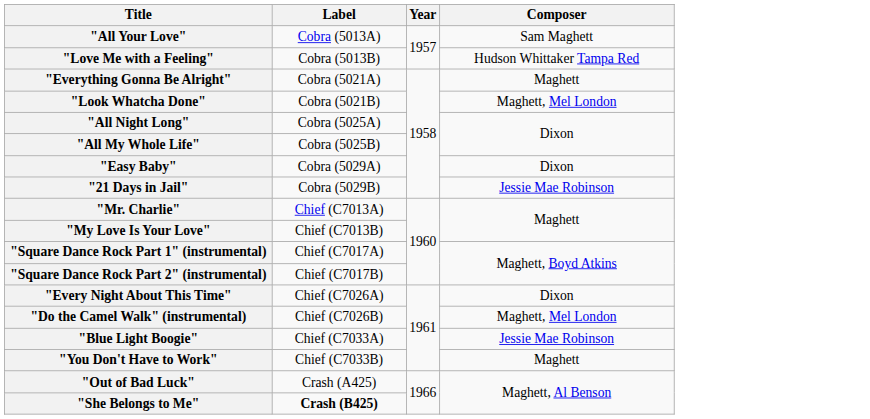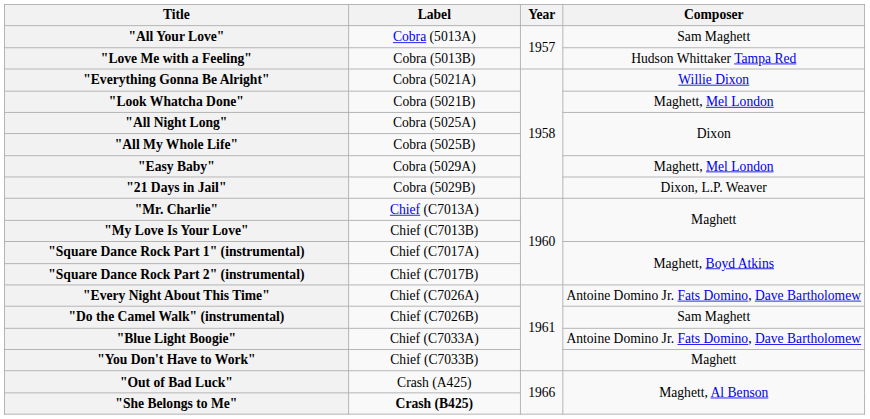(557, 79) Maghett -> (714, 79) Willie Dixon
(557, 166) Dixon -> (714, 166) Maghett, Mel London
(557, 187) Jessie Mae Robinson -> (714, 187) Dixon, L.P. Weaver
(557, 295) Dixon -> (714, 295) Antoine Domino Jr. Fats Domino, Dave Bartholomew
(557, 317) Maghett, Mel London -> (714, 317) Sam Maghett
(557, 338) Jessie Mae Robinson -> (714, 338) Antoine Domino Jr. Fats Domino, Dave Bartholomew
